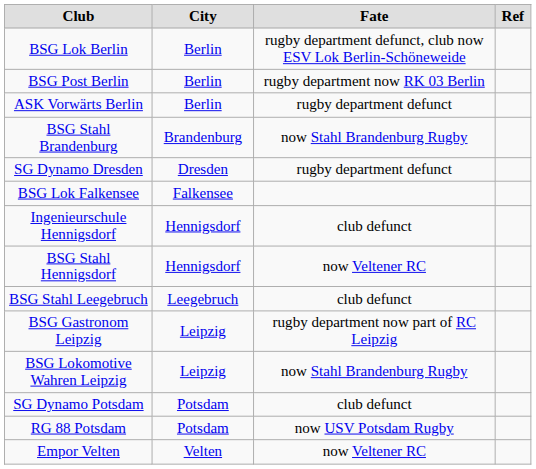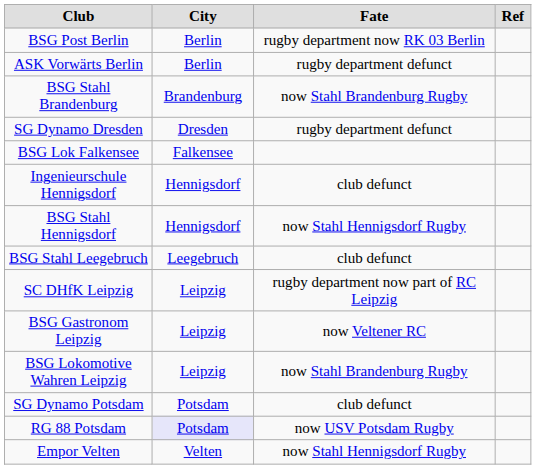- row: (78, 48)
(374, 266) now Veltener RC -> (374, 225) now Stahl Hennigsdorf Rugby
+ row: (78, 290)
(374, 331) rugby department now part of RC Leipzig -> (374, 331) now Veltener RC
(203, 428) no background -> (203, 428) lavender background
(374, 451) now Veltener RC -> (374, 451) now Stahl Hennigsdorf Rugby
